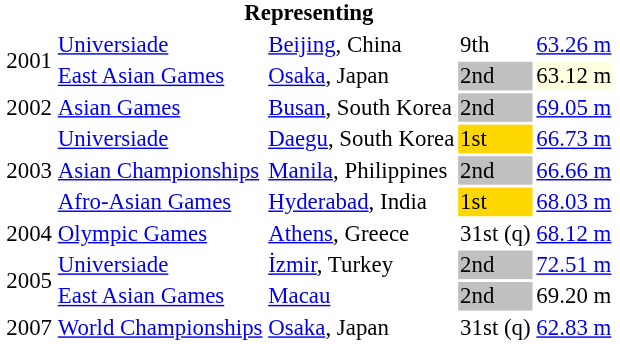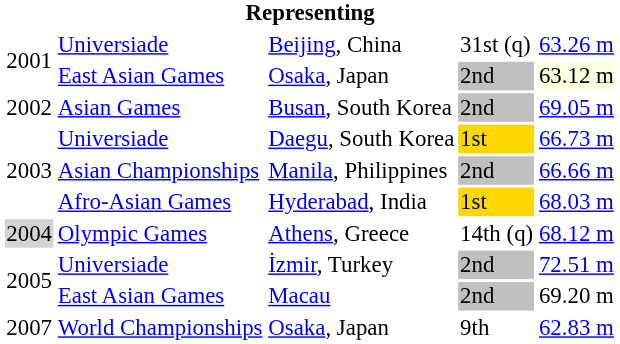(475, 44) 9th -> (495, 44) 31st (q)
(29, 233) no background -> (29, 233) lightgrey background
(495, 233) 31st (q) -> (497, 233) 14th (q)
(495, 327) 31st (q) -> (475, 327) 9th
